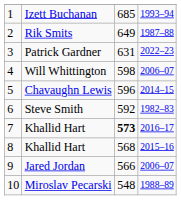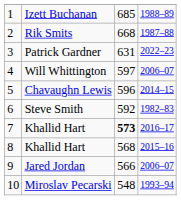(157, 14) 1993–94 -> (157, 14) 1988–89
(126, 33) 649 -> (126, 33) 668
(126, 71) 598 -> (126, 71) 597
(157, 185) 1988–89 -> (157, 185) 1993–94
